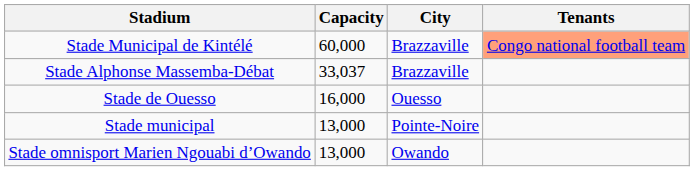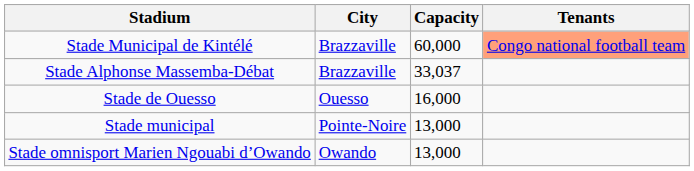columns swapped: (435, 17) <-> (351, 17)
